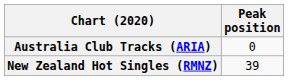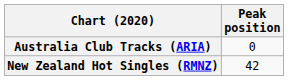(252, 66) 39 -> (252, 66) 42
